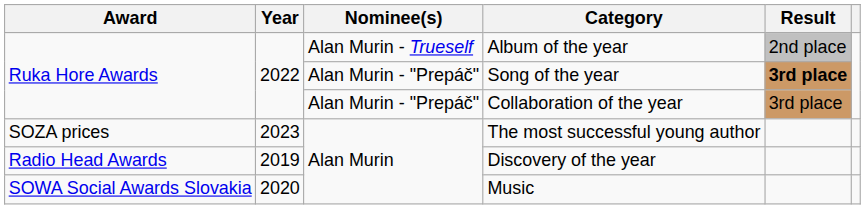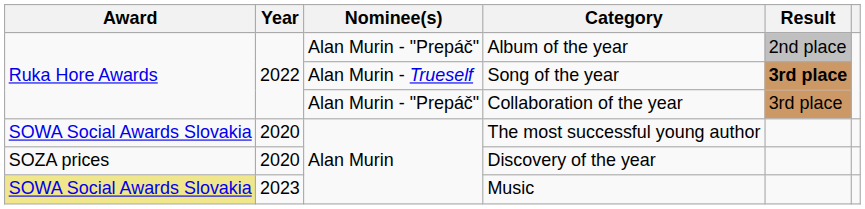(391, 47) Alan Murin - Trueself -> (394, 47) Alan Murin - "Prepáč"
(394, 75) Alan Murin - "Prepáč" -> (391, 75) Alan Murin - Trueself
(59, 132) SOZA prices -> (130, 132) SOWA Social Awards Slovakia
(280, 132) 2023 -> (280, 132) 2020
(88, 160) Radio Head Awards -> (59, 160) SOZA prices
(280, 160) 2019 -> (280, 160) 2020
(130, 189) no background -> (130, 189) khaki background
(280, 189) 2020 -> (280, 189) 2023
